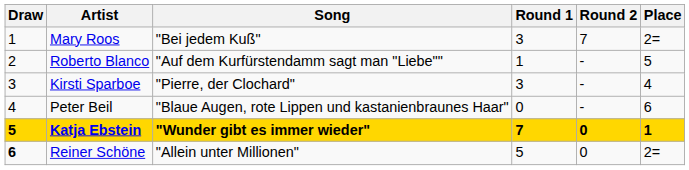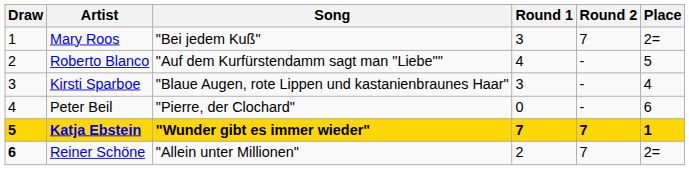(519, 61) 1 -> (519, 61) 4
(225, 84) "Pierre, der Clochard" -> (332, 84) "Blaue Augen, rote Lippen und kastanienbraunes Haar"
(332, 107) "Blaue Augen, rote Lippen und kastanienbraunes Haar" -> (225, 107) "Pierre, der Clochard"
(584, 130) 0 -> (584, 130) 7
(519, 152) 5 -> (519, 152) 2
(584, 152) 0 -> (584, 152) 7
